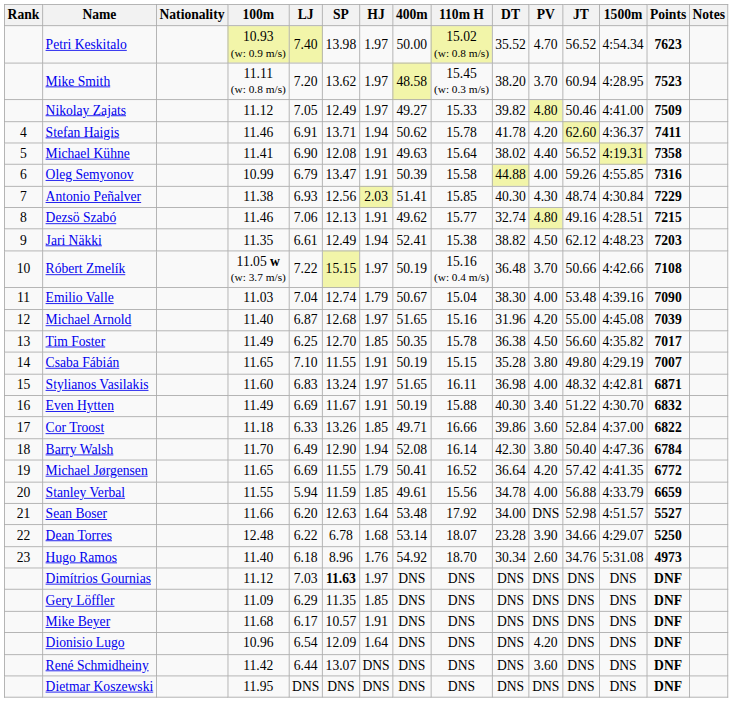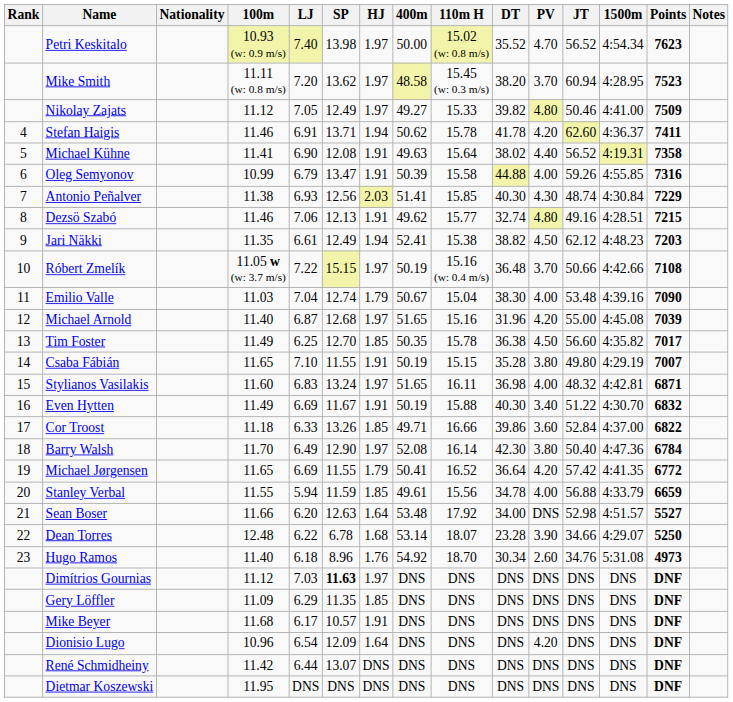(376, 449) 1.94 -> (376, 449) 1.97
(546, 665) 3.60 -> (546, 665) DNS
